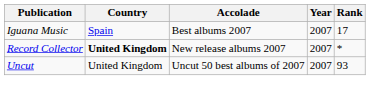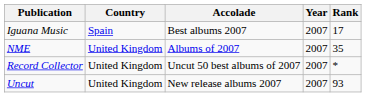+ row: (19, 48)
(127, 48) bold -> (125, 65) normal
(229, 48) New release albums 2007 -> (234, 65) Uncut 50 best albums of 2007
(238, 65) Uncut 50 best albums of 2007 -> (224, 83) New release albums 2007
